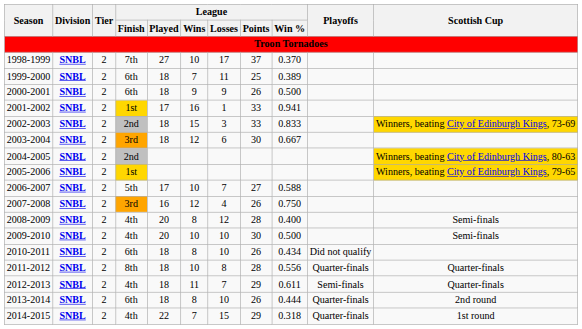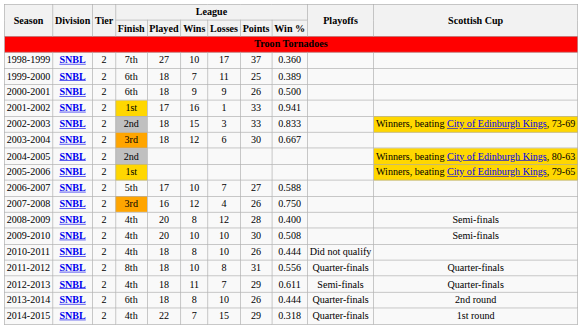(290, 60) 0.370 -> (290, 60) 0.360
(290, 236) 0.500 -> (290, 236) 0.508
(131, 252) 6th -> (131, 252) 4th
(290, 252) 0.434 -> (290, 252) 0.444
(256, 268) 28 -> (256, 268) 31
